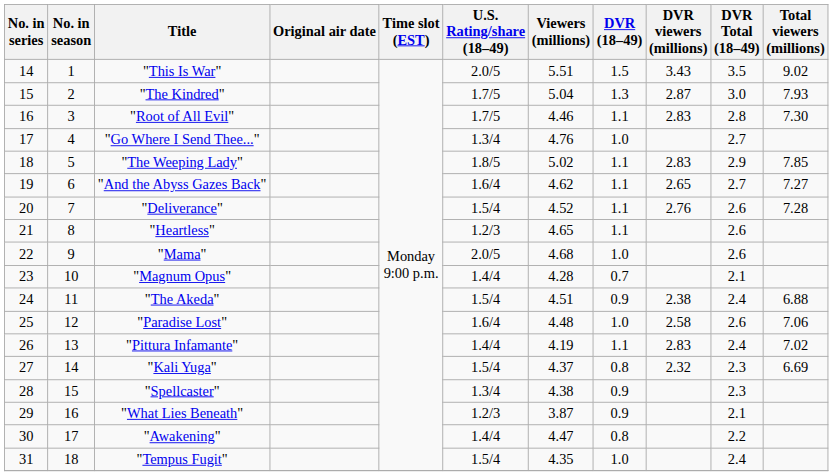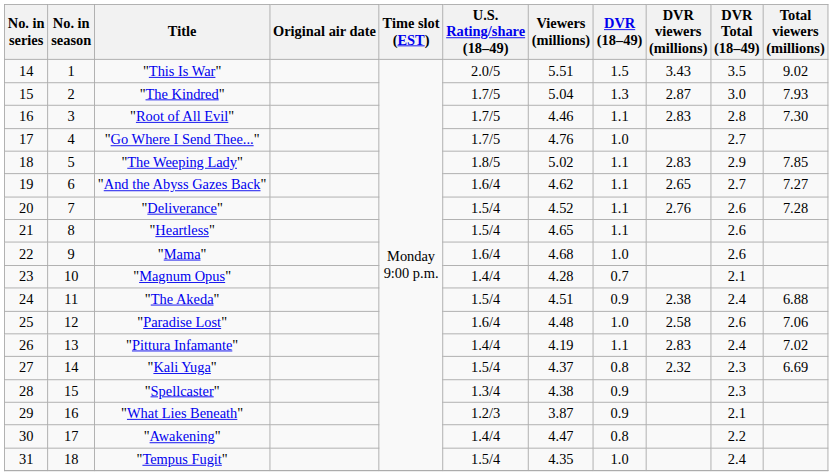(486, 139) 1.3/4 -> (486, 139) 1.7/5
(486, 231) 1.2/3 -> (486, 231) 1.5/4
(486, 253) 2.0/5 -> (486, 253) 1.6/4
